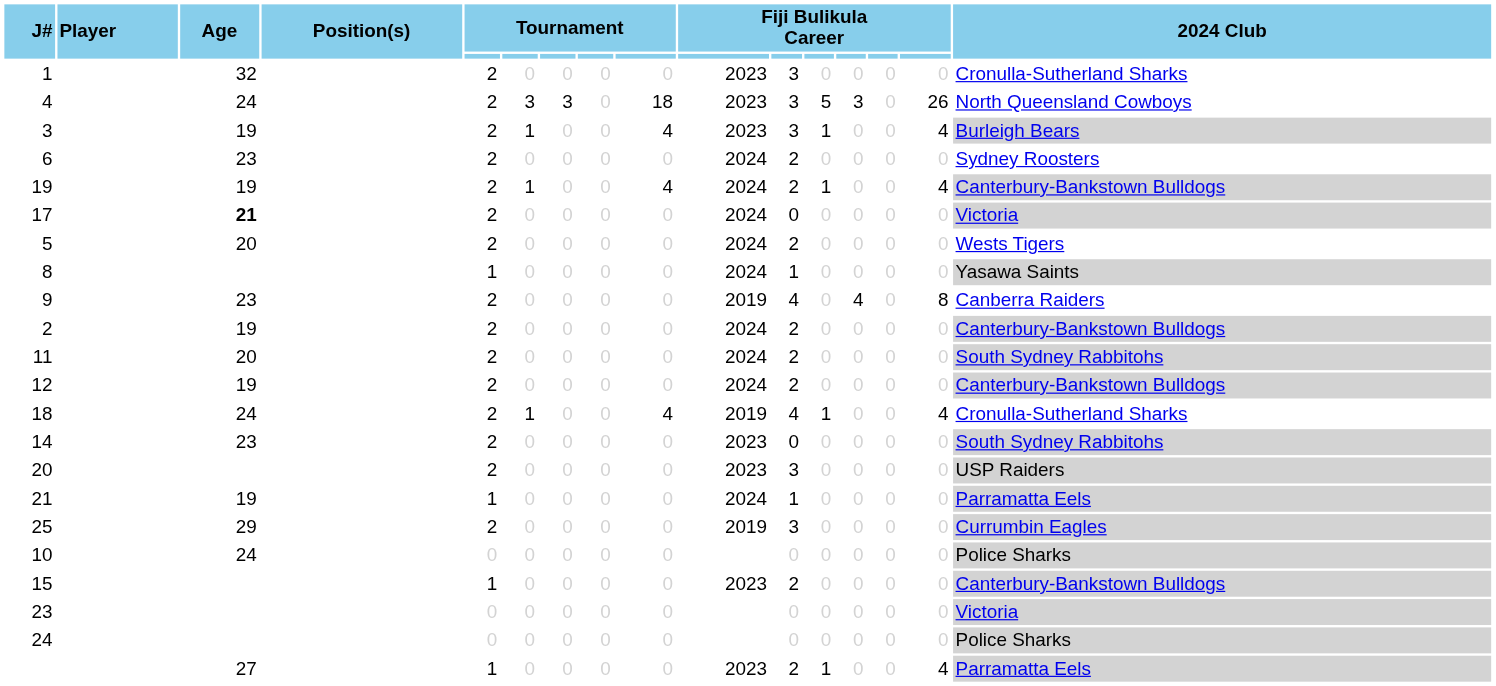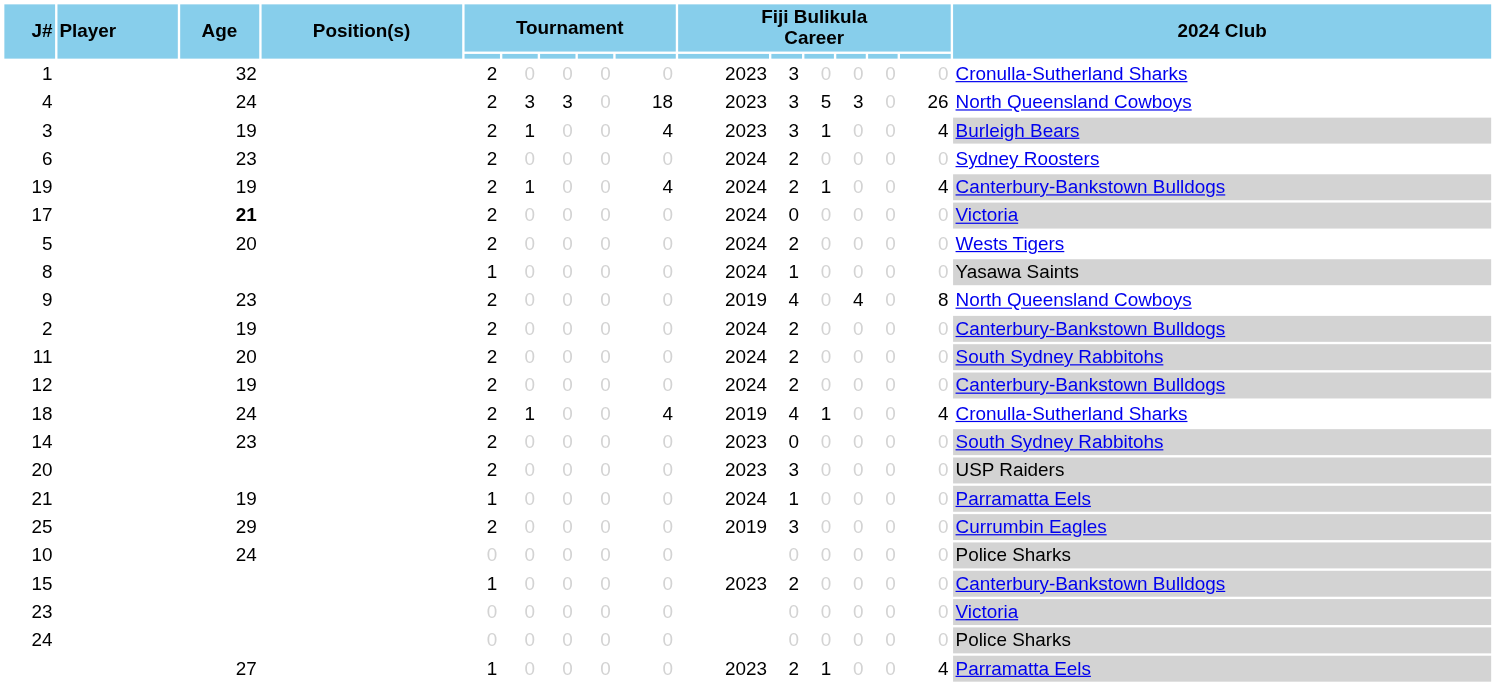(1030, 300) Canberra Raiders -> (1074, 300) North Queensland Cowboys
